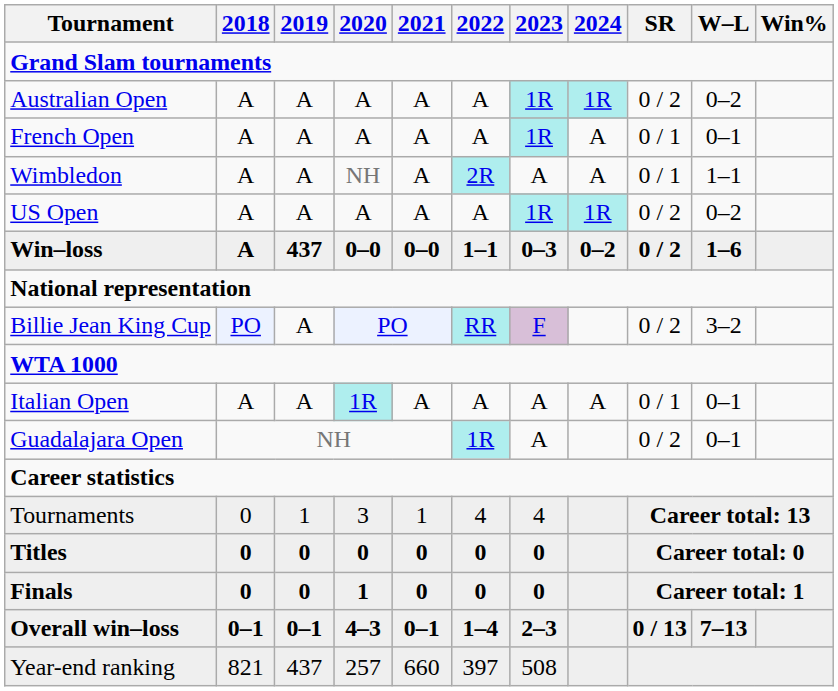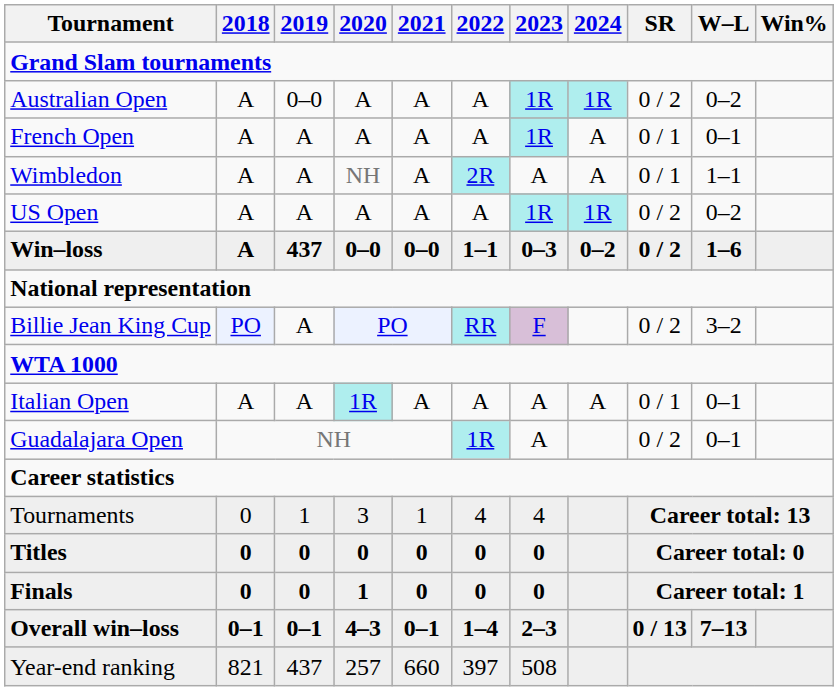(304, 99) A -> (304, 99) 0–0
